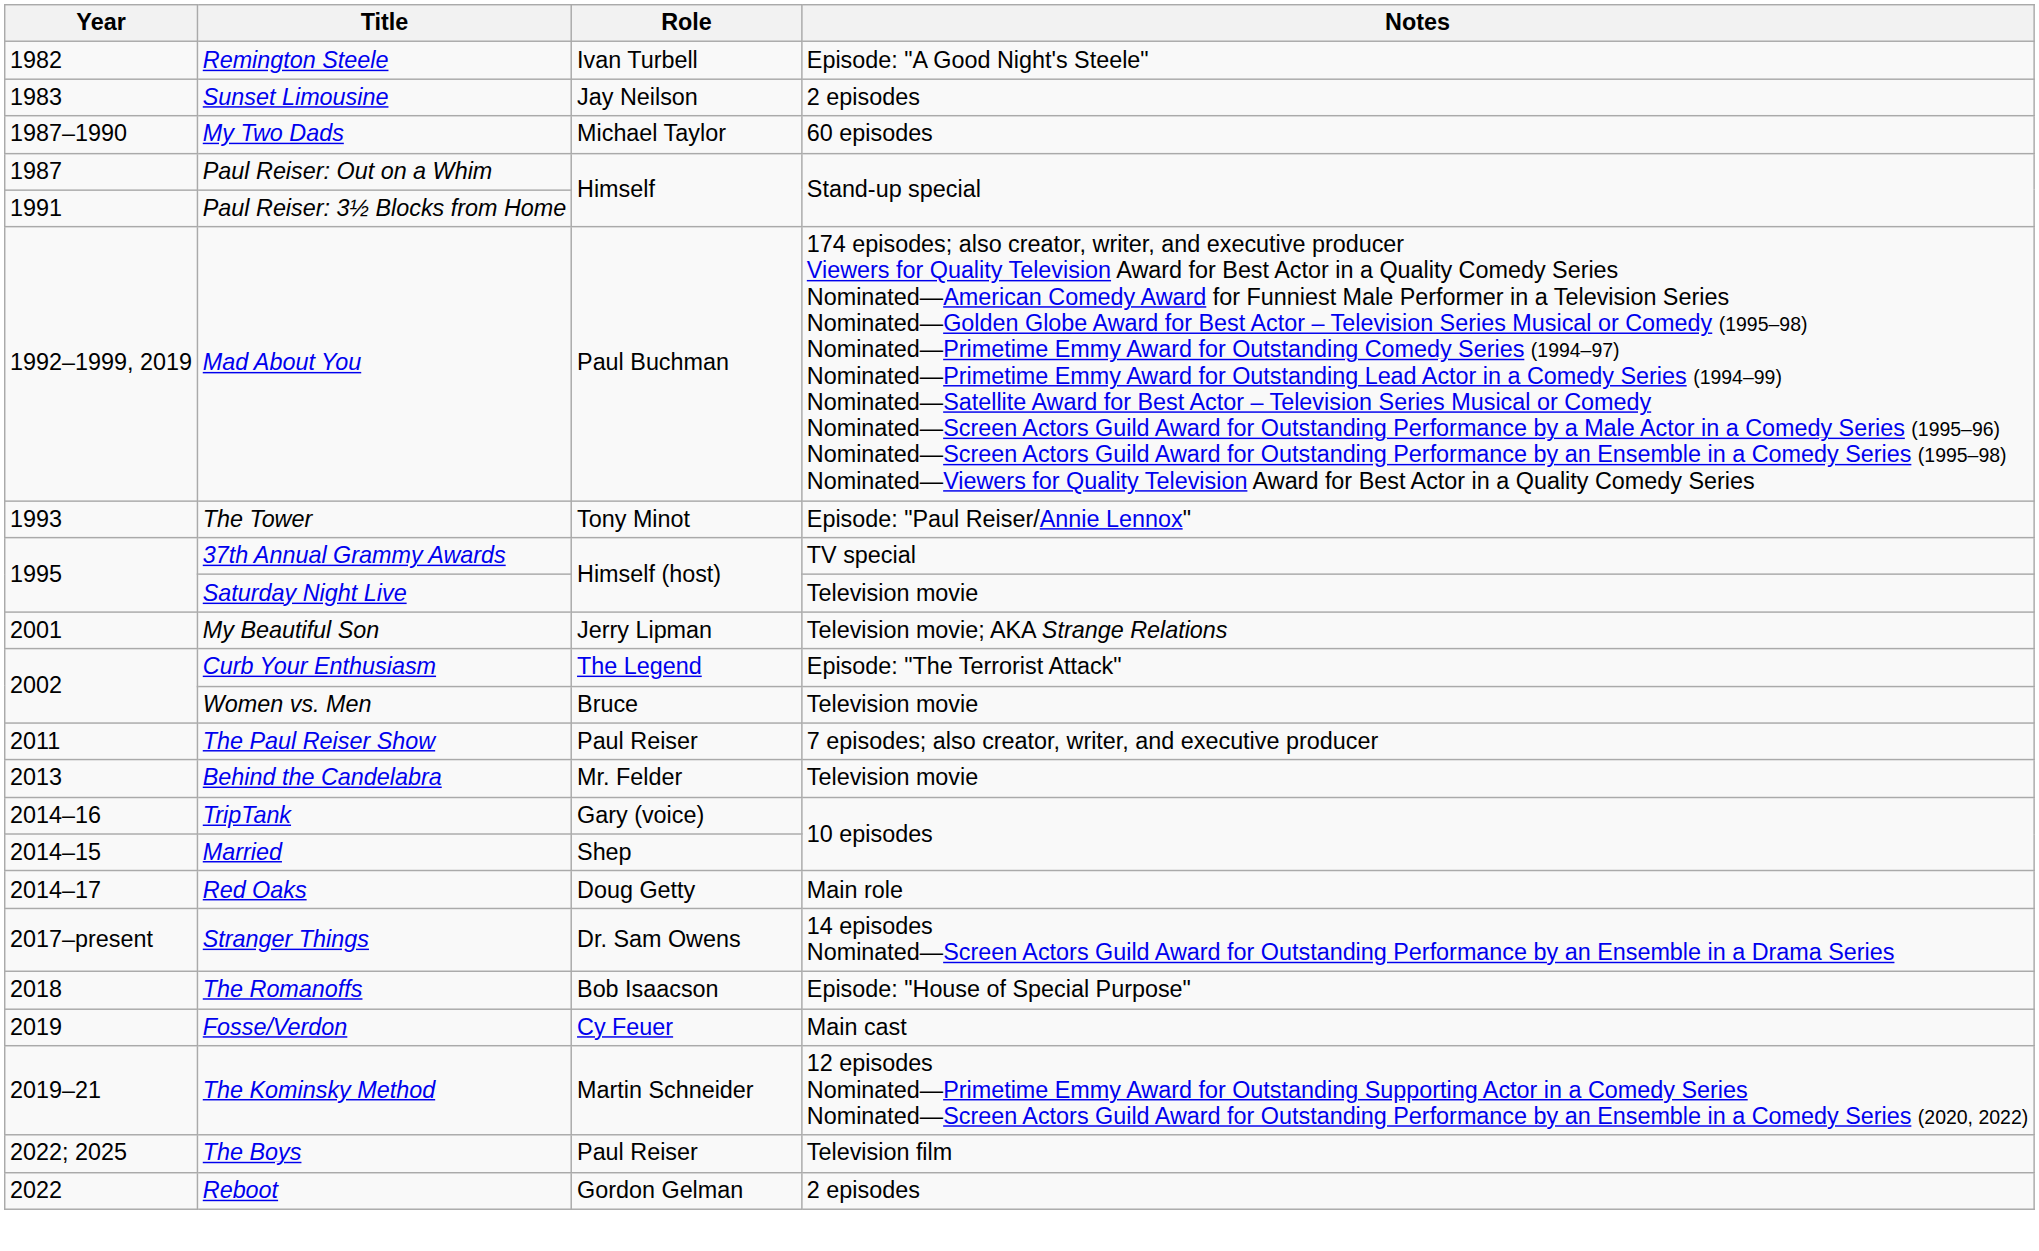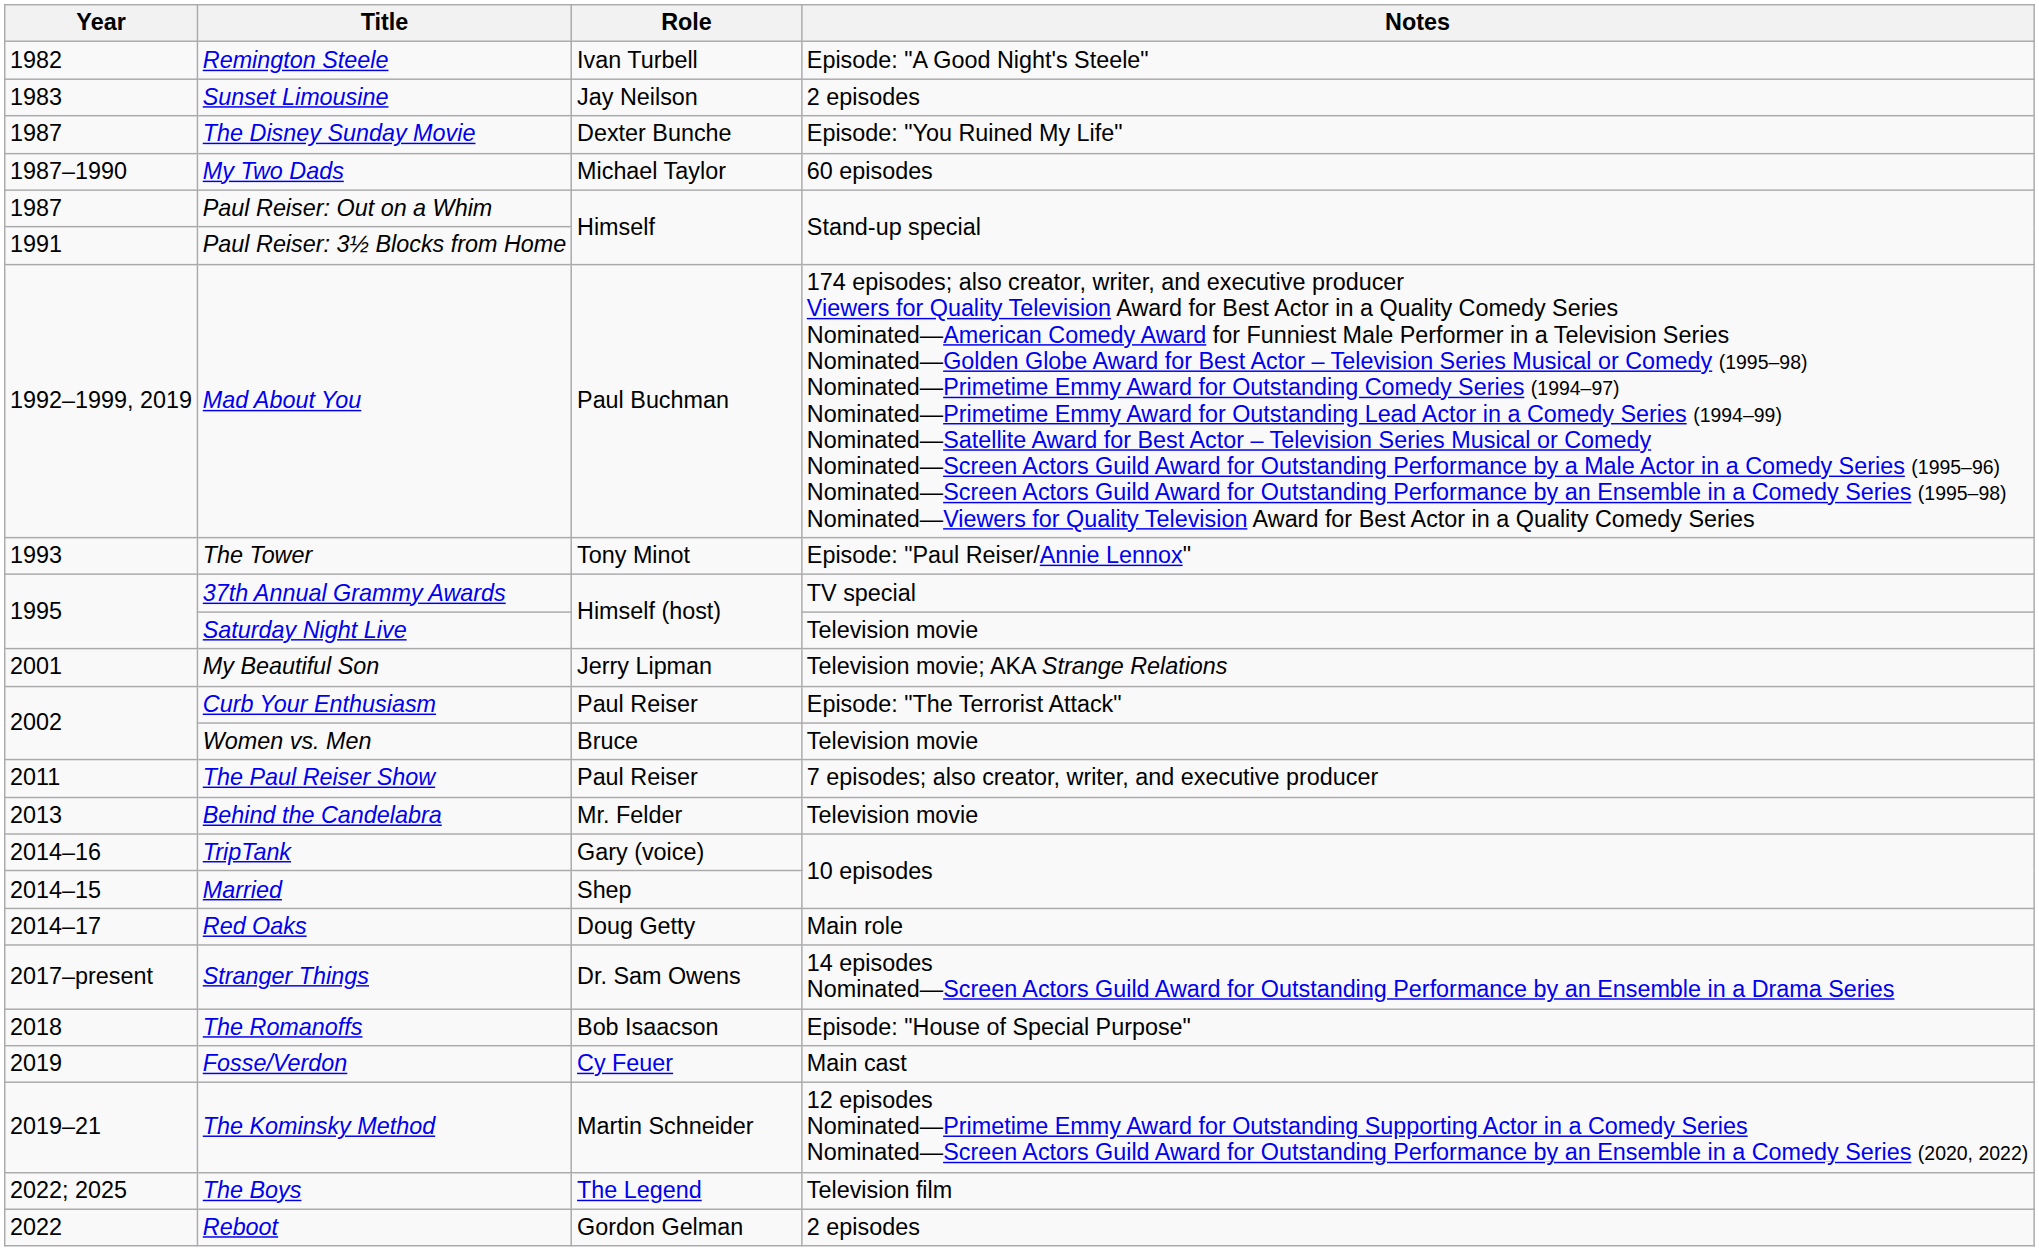+ row: (339, 134)
(639, 667) The Legend -> (637, 704) Paul Reiser
(637, 1153) Paul Reiser -> (639, 1190) The Legend
